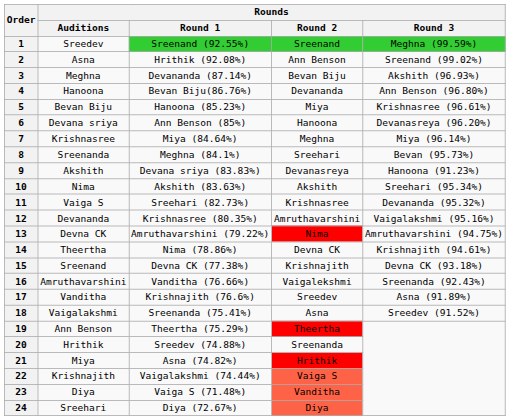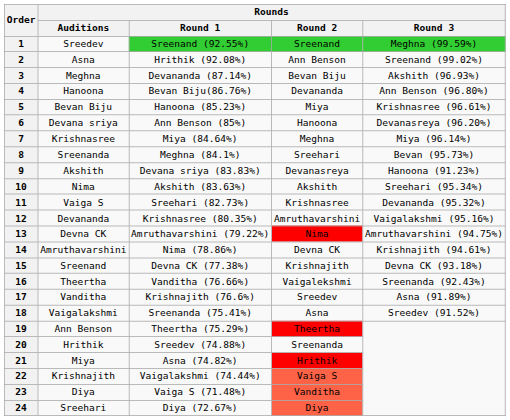(83, 250) Theertha -> (83, 250) Amruthavarshini
(83, 281) Amruthavarshini -> (83, 281) Theertha
